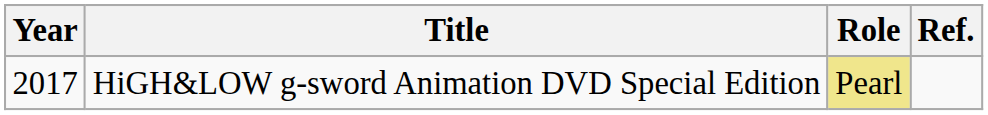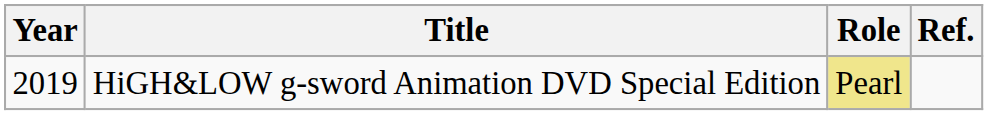(45, 82) 2017 -> (45, 82) 2019
